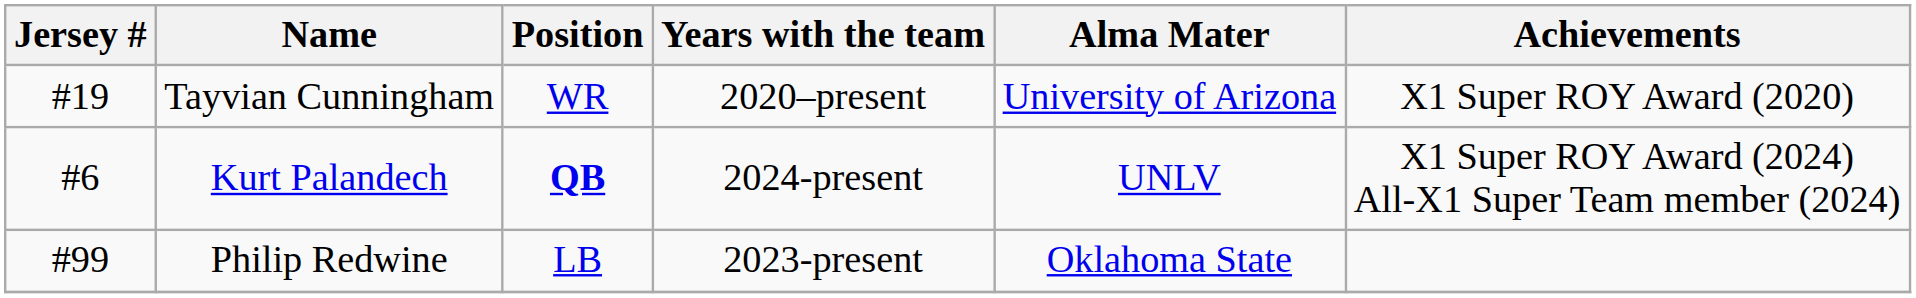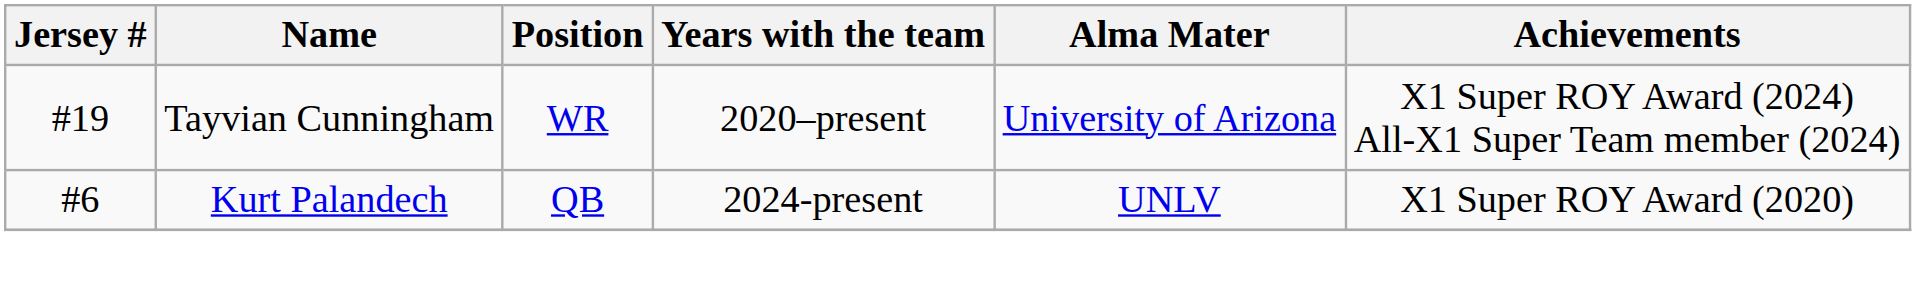(1627, 95) X1 Super ROY Award (2020) -> (1627, 116) X1 Super ROY Award (2024) All-X1 Super Team member (2024)
(578, 177) bold -> (578, 199) normal
(1627, 177) X1 Super ROY Award (2024) All-X1 Super Team member (2024) -> (1627, 199) X1 Super ROY Award (2020)
- row: (329, 259)
